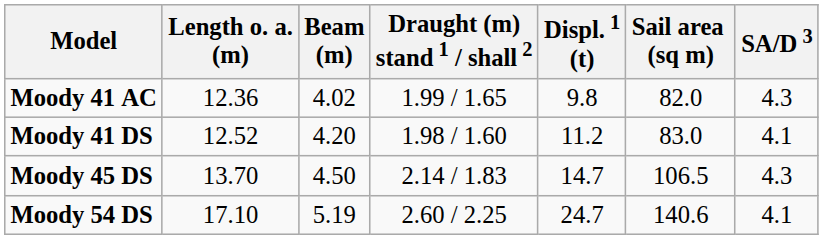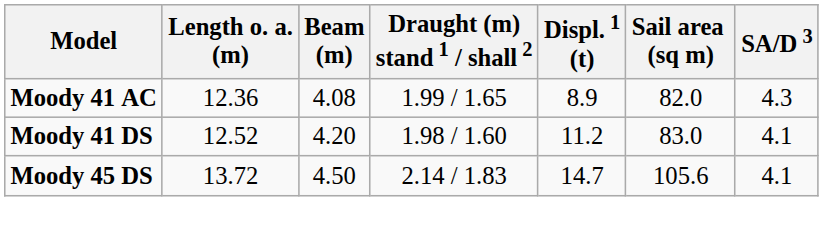(334, 97) 4.02 -> (334, 97) 4.08
(582, 97) 9.8 -> (582, 97) 8.9
(231, 175) 13.70 -> (231, 175) 13.72
(681, 175) 106.5 -> (681, 175) 105.6
(777, 175) 4.3 -> (777, 175) 4.1
- row: (82, 214)
